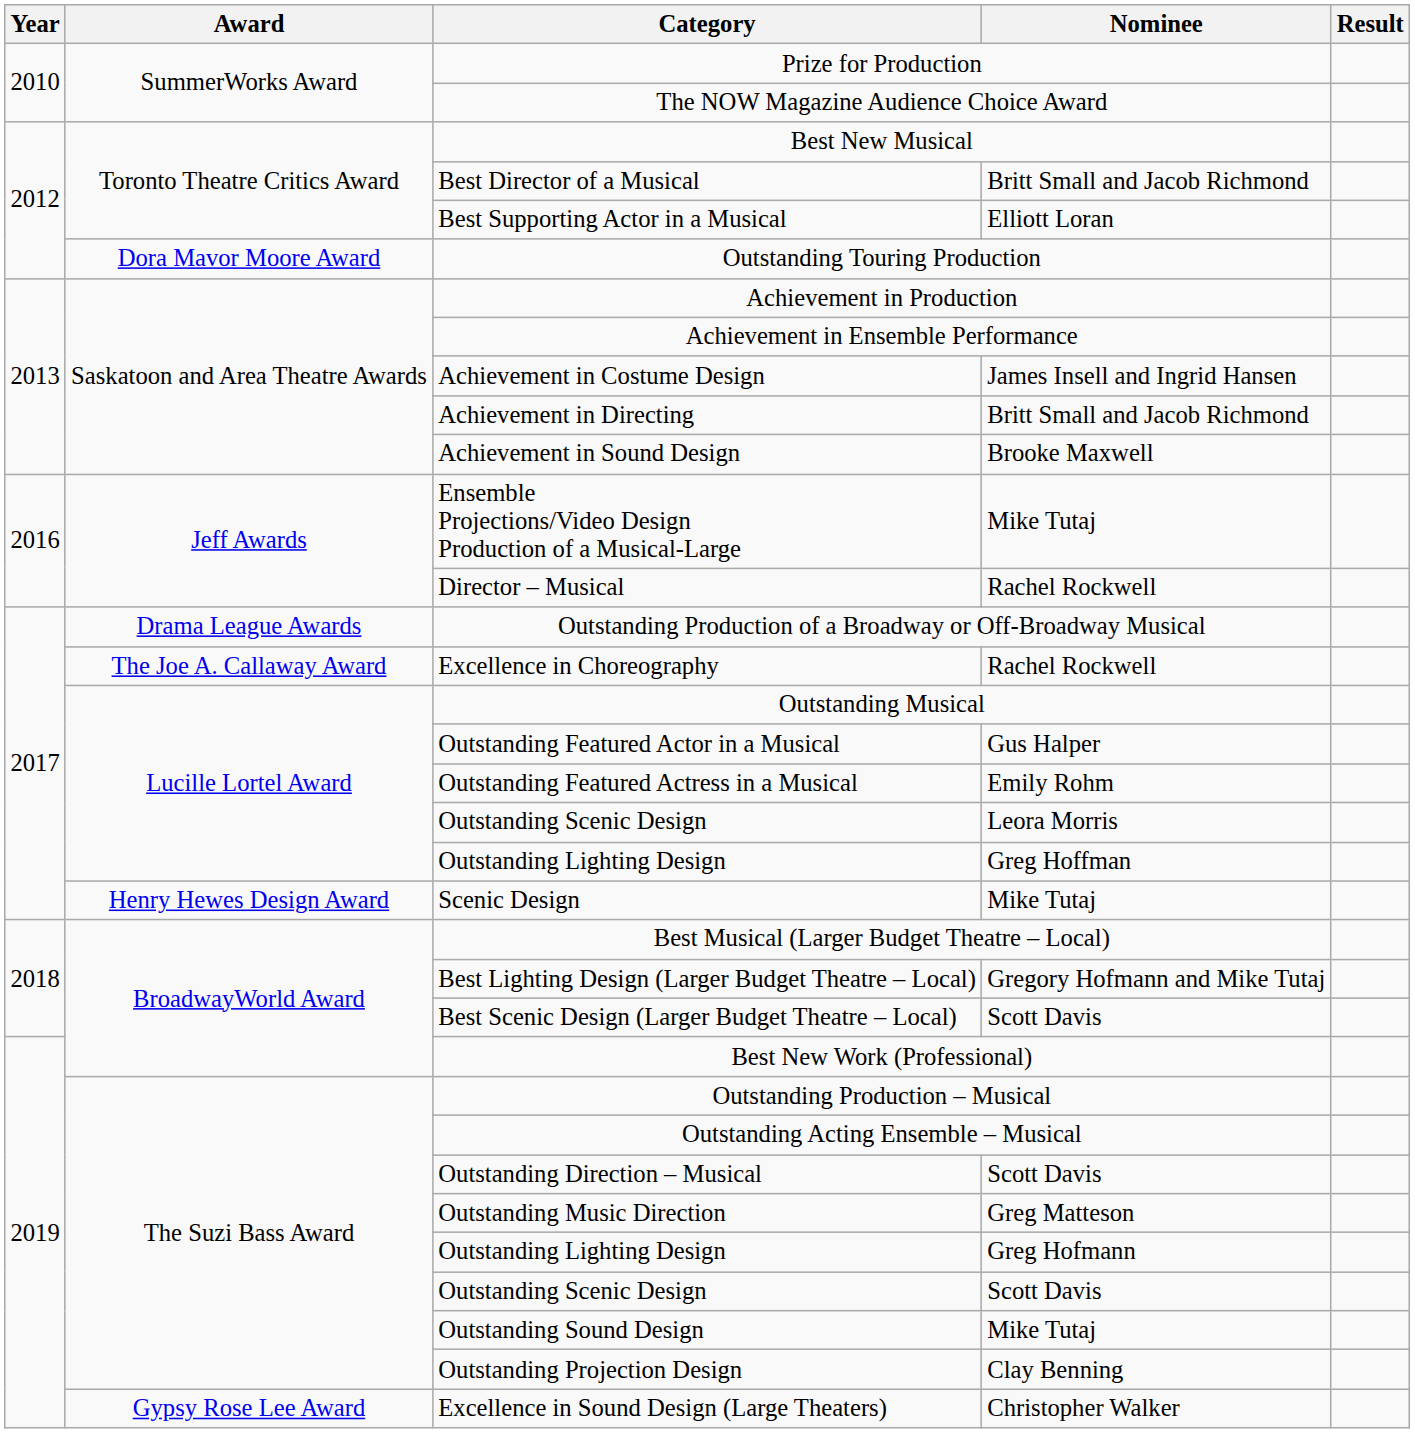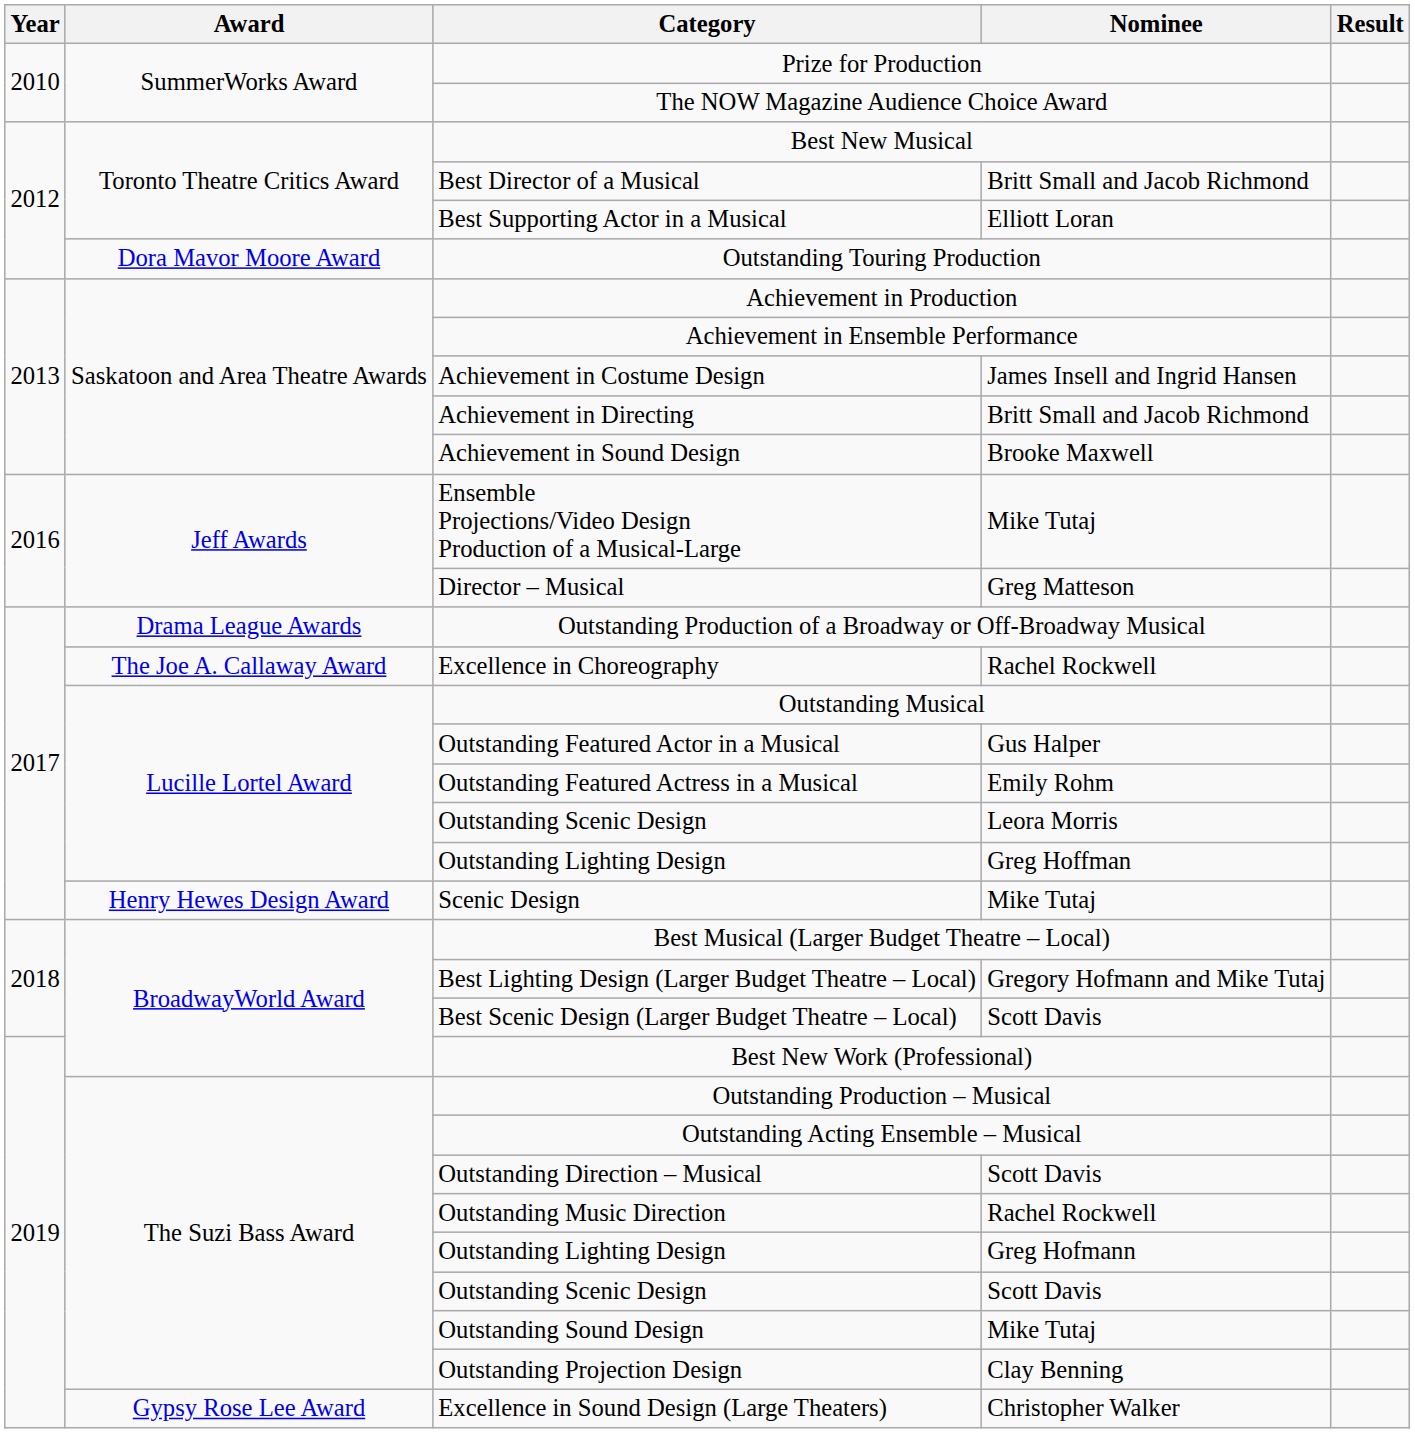(1072, 587) Rachel Rockwell -> (1061, 587) Greg Matteson
(1061, 1212) Greg Matteson -> (1072, 1212) Rachel Rockwell
